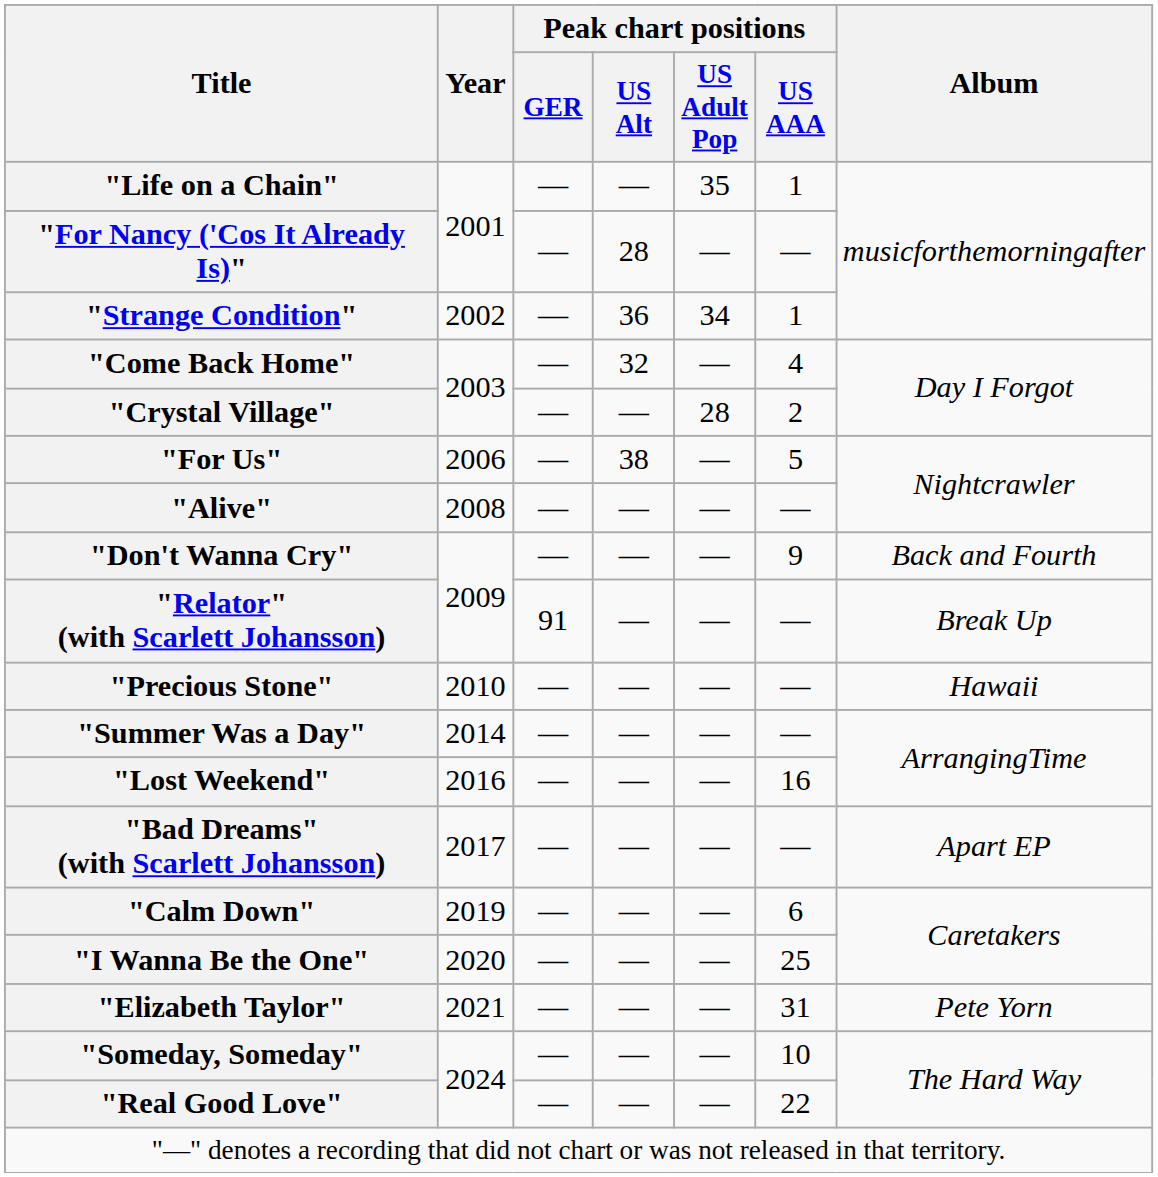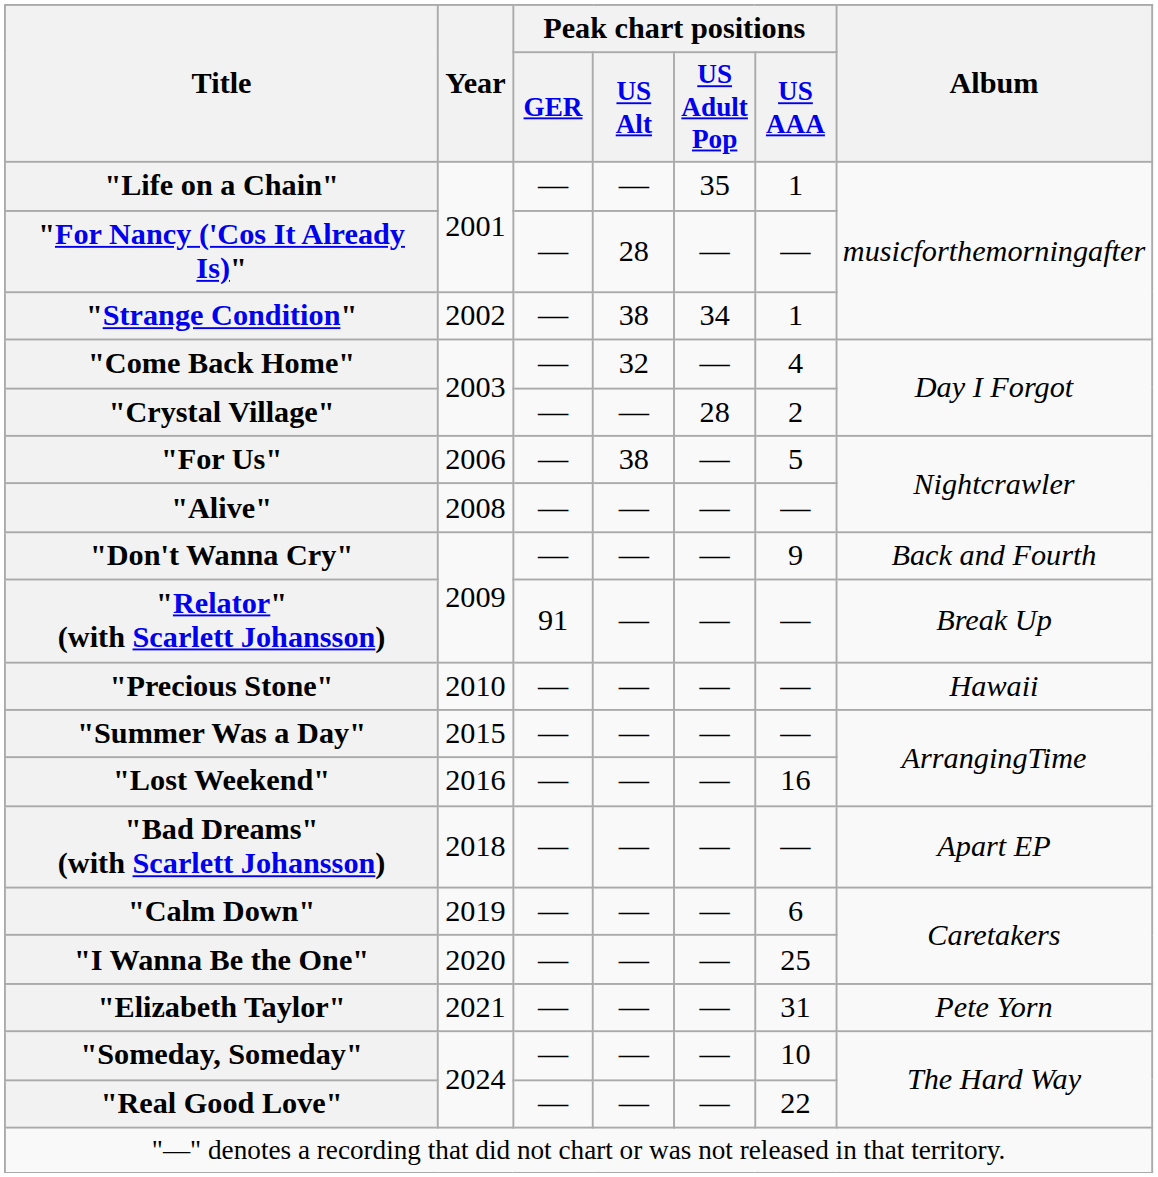(634, 315) 36 -> (634, 315) 38
(475, 733) 2014 -> (475, 733) 2015
(475, 846) 2017 -> (475, 846) 2018
